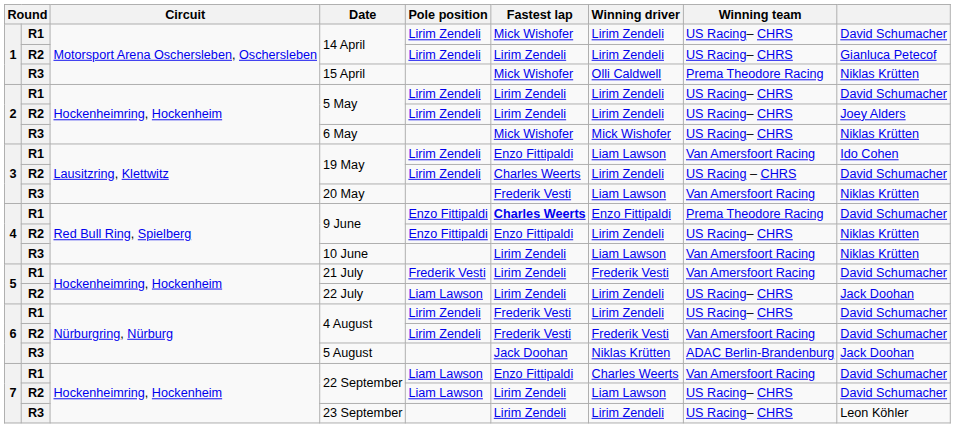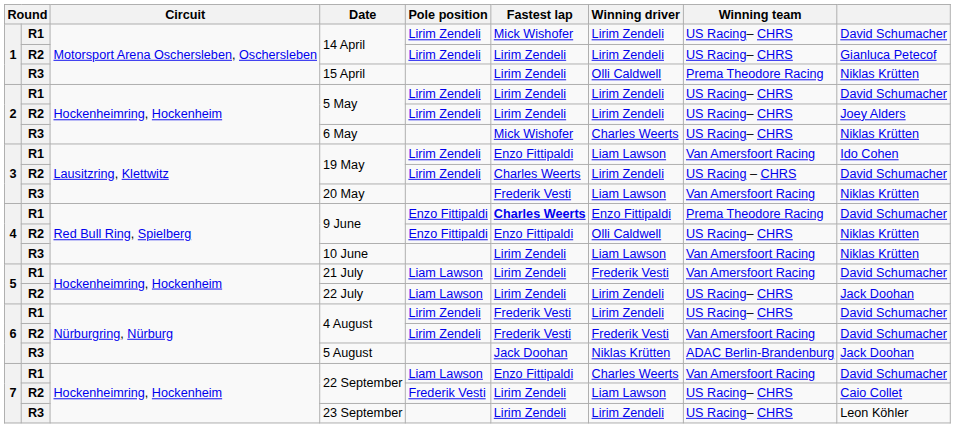(533, 74) Mick Wishofer -> (530, 74) Lirim Zendeli
(631, 134) Mick Wishofer -> (635, 134) Charles Weerts
(628, 233) Lirim Zendeli -> (626, 233) Olli Caldwell
(447, 273) Frederik Vesti -> (446, 273) Liam Lawson
(446, 393) Liam Lawson -> (447, 393) Frederik Vesti
(894, 393) David Schumacher -> (871, 393) Caio Collet
